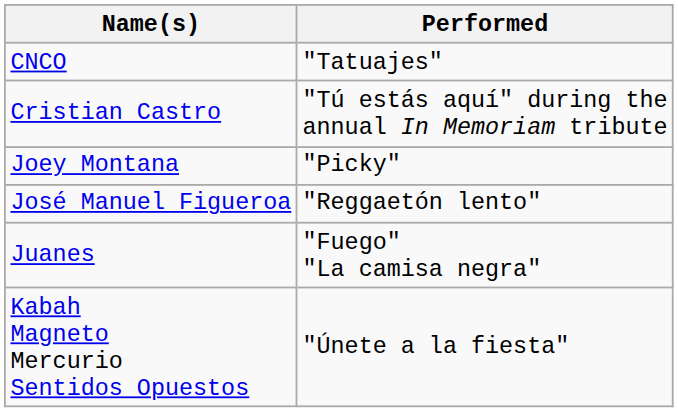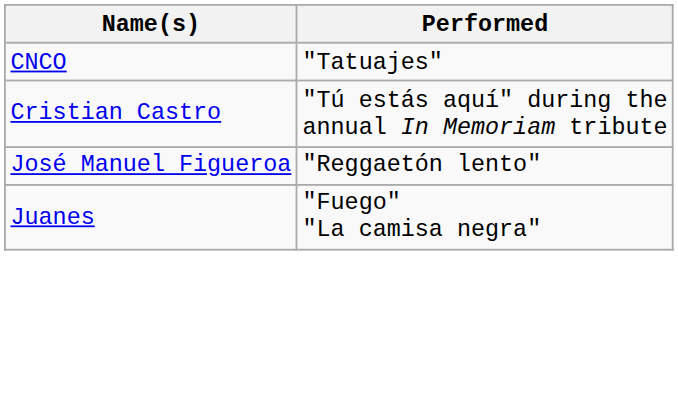- row: (95, 165)
- row: (130, 347)
